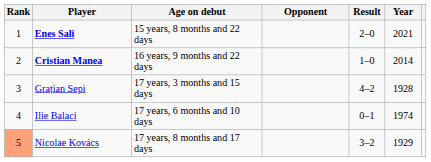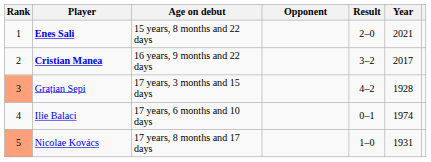(367, 61) 1–0 -> (367, 61) 3–2
(403, 61) 2014 -> (403, 61) 2017
(18, 88) no background -> (18, 88) lightsalmon background
(367, 143) 3–2 -> (367, 143) 1–0
(403, 143) 1929 -> (403, 143) 1931
